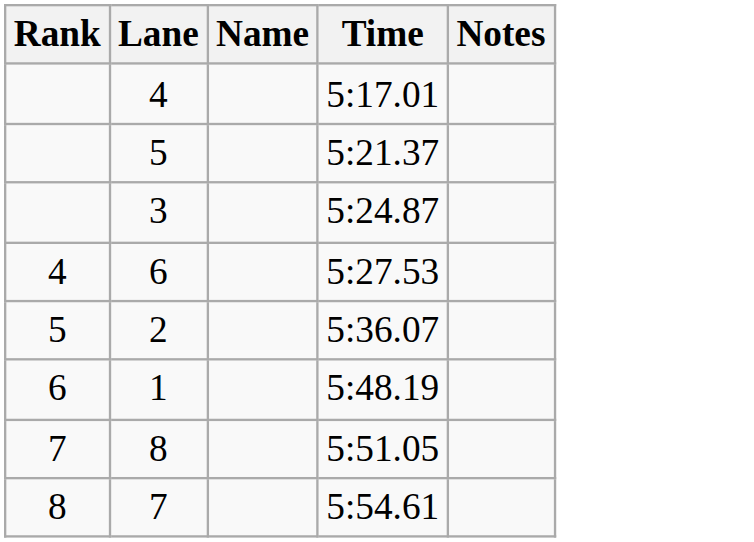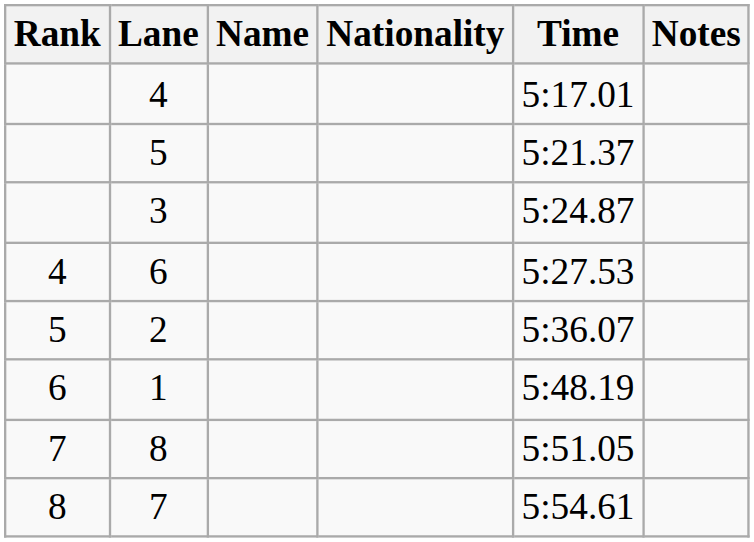+ column: (415, 34)
